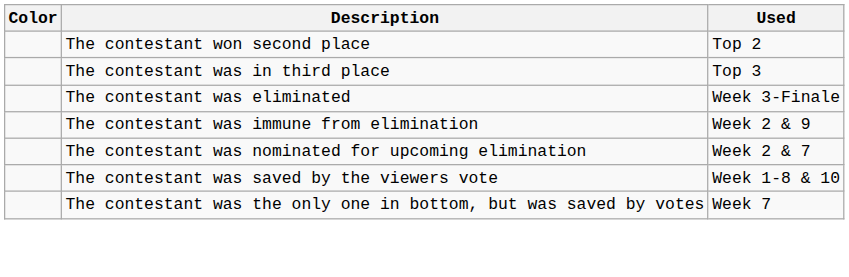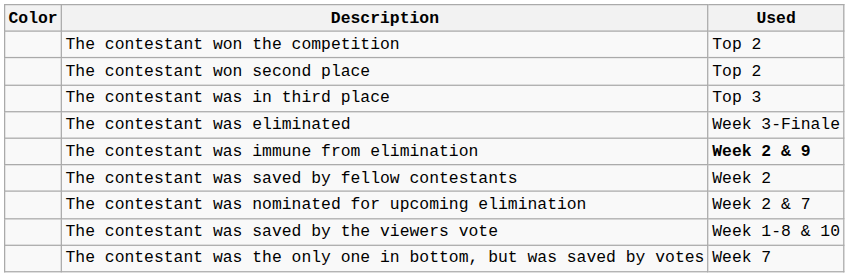+ row: (233, 45)
(761, 125) normal -> (761, 151) bold
+ row: (292, 178)
